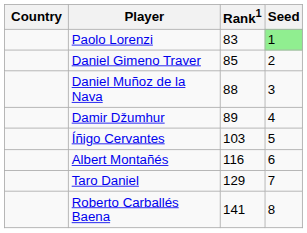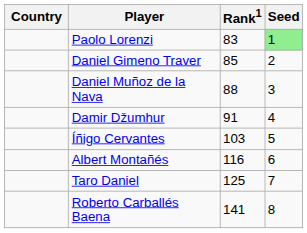(230, 117) 89 -> (230, 117) 91
(234, 180) 129 -> (234, 180) 125
